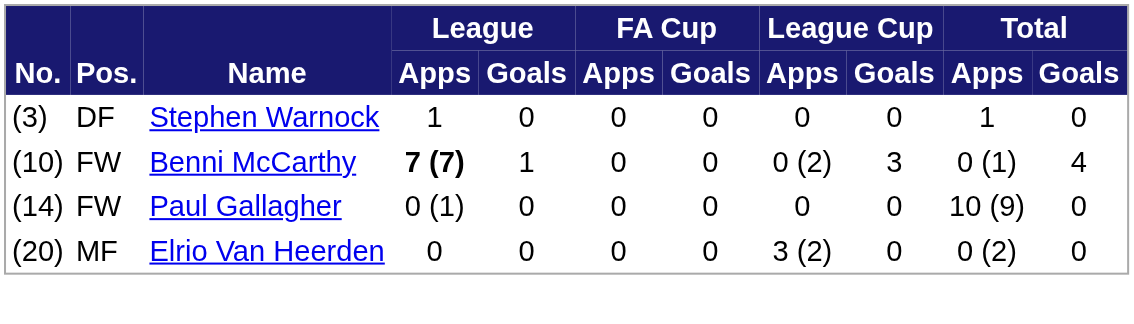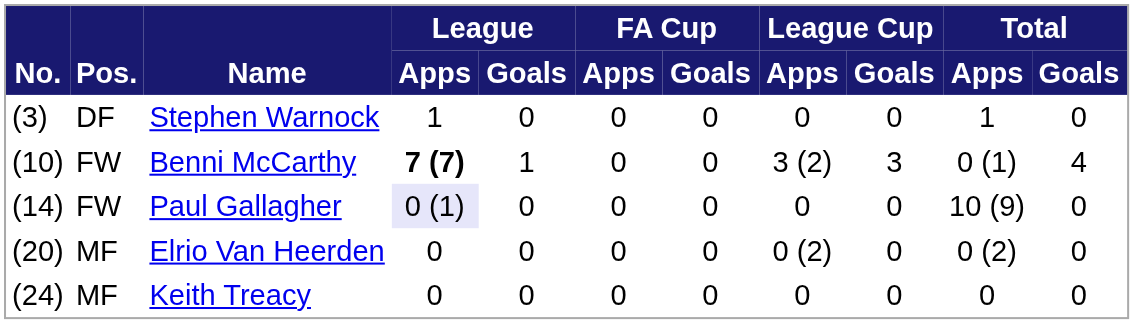(802, 162) 0 (2) -> (802, 162) 3 (2)
(435, 206) no background -> (435, 206) lavender background
(802, 250) 3 (2) -> (802, 250) 0 (2)
+ row: (230, 295)
